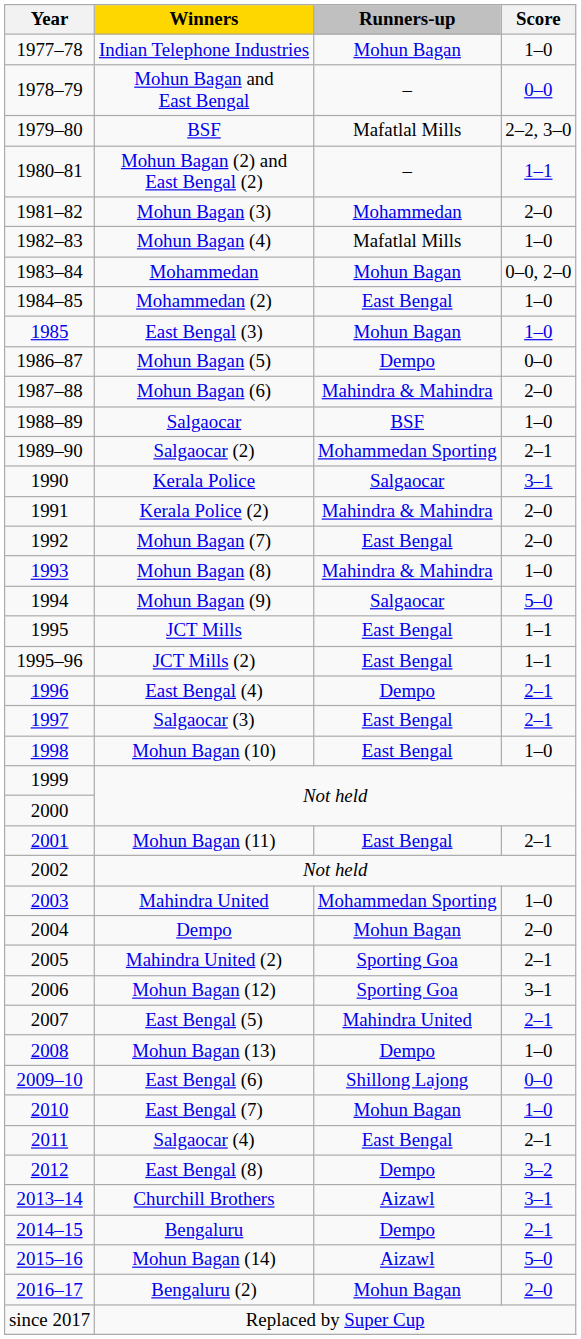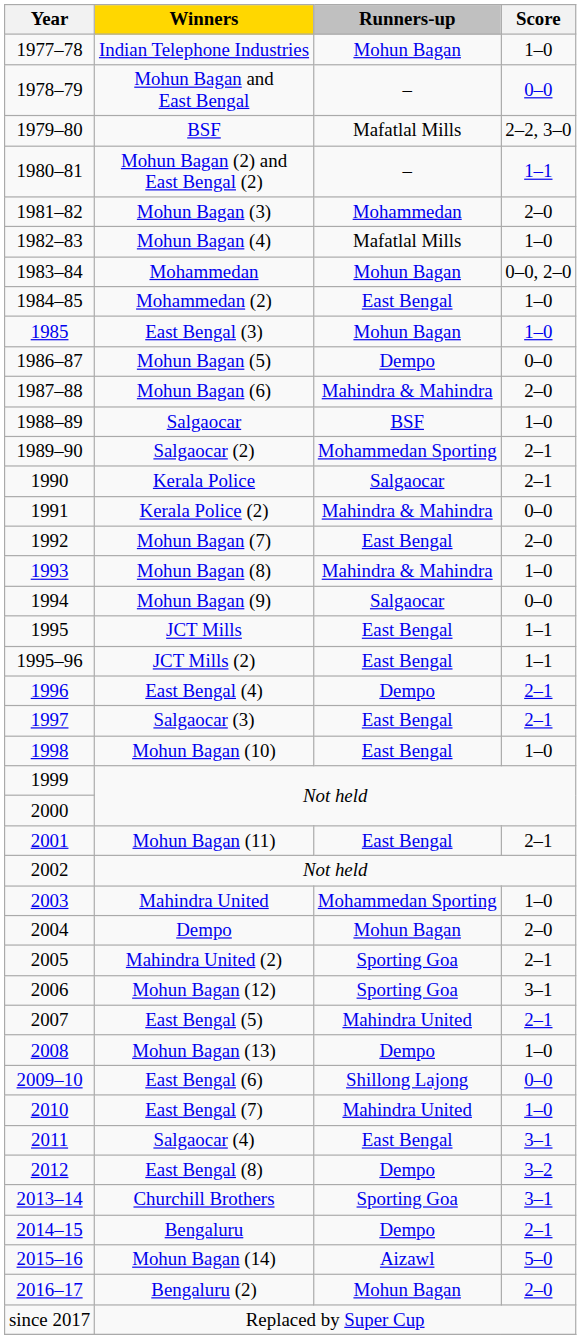(538, 481) 3–1 -> (538, 481) 2–1
(538, 511) 2–0 -> (538, 511) 0–0
(538, 600) 5–0 -> (538, 600) 0–0
(407, 1109) Mohun Bagan -> (407, 1109) Mahindra United
(538, 1139) 2–1 -> (538, 1139) 3–1
(407, 1199) Aizawl -> (407, 1199) Sporting Goa
